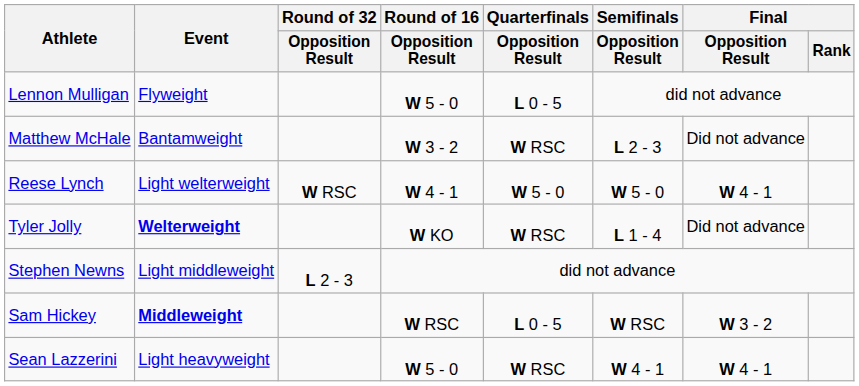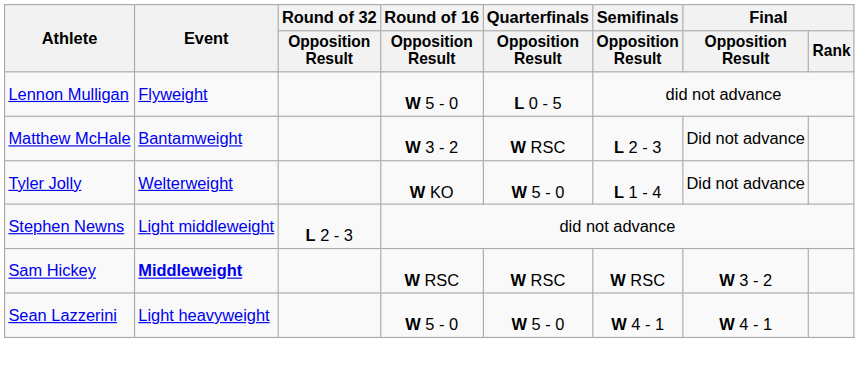- row: (56, 183)
(189, 227) bold -> (186, 183) normal
(538, 236) W RSC -> (538, 192) W 5 - 0
(538, 325) L 0 - 5 -> (538, 280) W RSC
(538, 369) W RSC -> (538, 325) W 5 - 0
